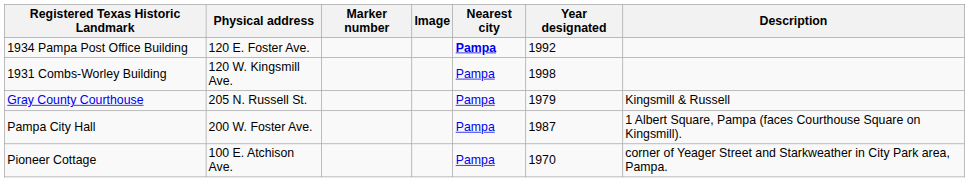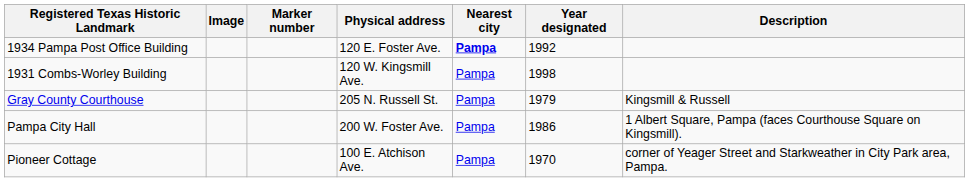columns swapped: (432, 21) <-> (264, 21)
(542, 127) 1987 -> (542, 127) 1986
